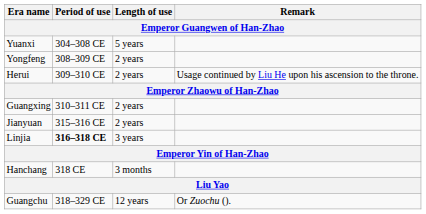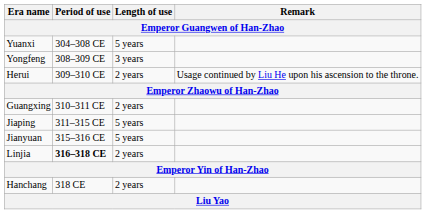(129, 59) 2 years -> (129, 59) 3 years
+ row: (21, 122)
(129, 122) 2 years -> (129, 138) 5 years
(129, 138) 3 years -> (129, 153) 2 years
(133, 169) 3 months -> (129, 185) 2 years
- row: (27, 201)
